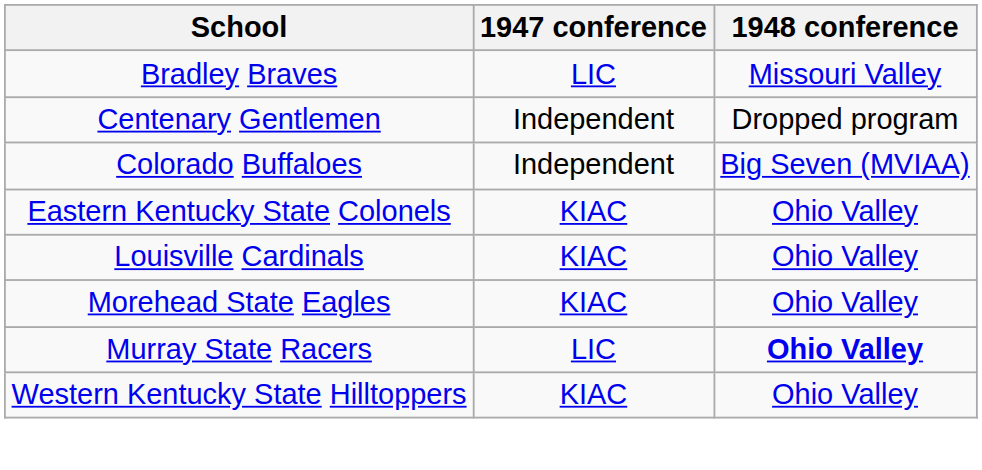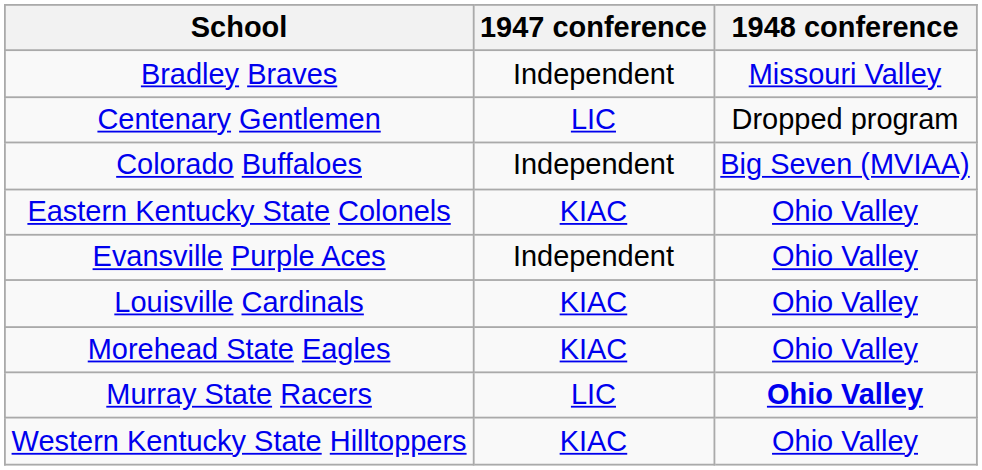(593, 73) LIC -> (593, 73) Independent
(593, 119) Independent -> (593, 119) LIC
+ row: (239, 257)
